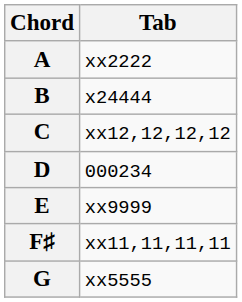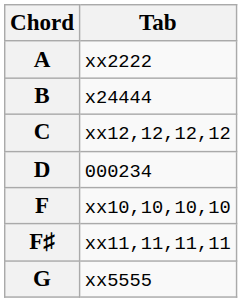- row: (42, 205)
+ row: (42, 205)
